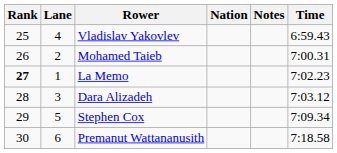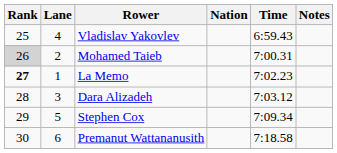columns swapped: (310, 14) <-> (269, 14)
(23, 55) no background -> (23, 55) lightgrey background
